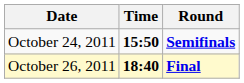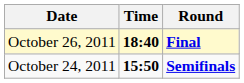rows swapped: (62, 41) <-> (62, 66)
